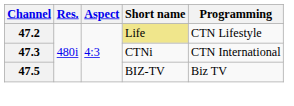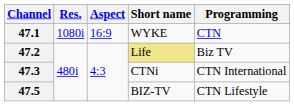+ row: (29, 33)
(226, 33) CTN Lifestyle -> (215, 52) Biz TV
(209, 71) Biz TV -> (232, 91) CTN Lifestyle
